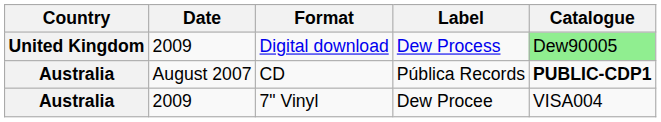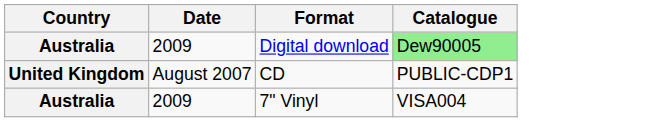- column: (461, 18)
(77, 46) United Kingdom -> (77, 46) Australia
(77, 74) Australia -> (77, 74) United Kingdom
(592, 74) bold -> (455, 74) normal
